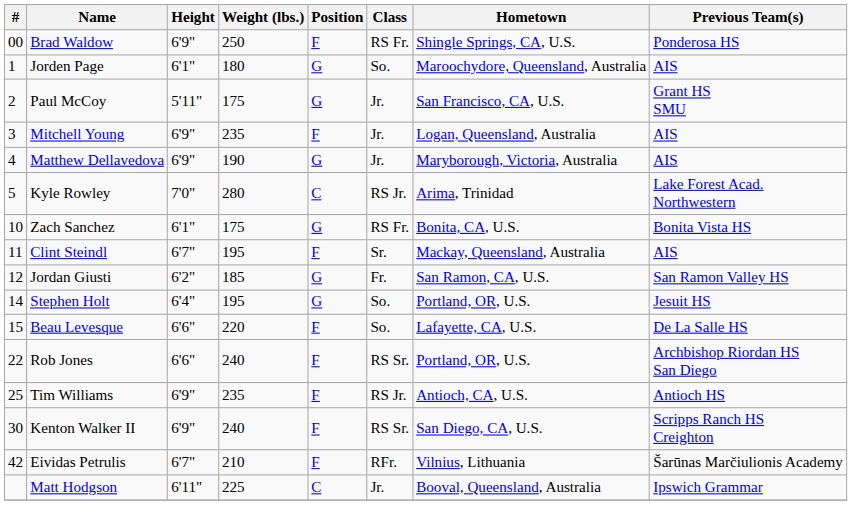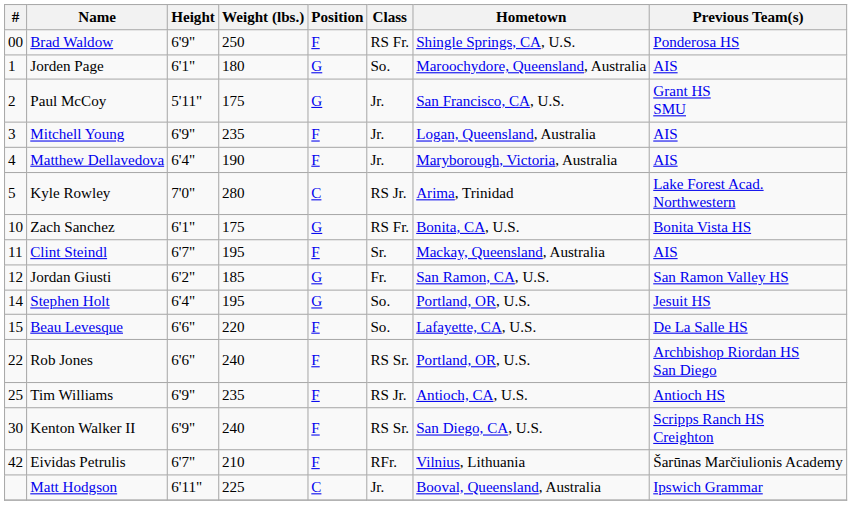(183, 159) 6'9" -> (183, 159) 6'4"
(317, 159) G -> (316, 159) F
